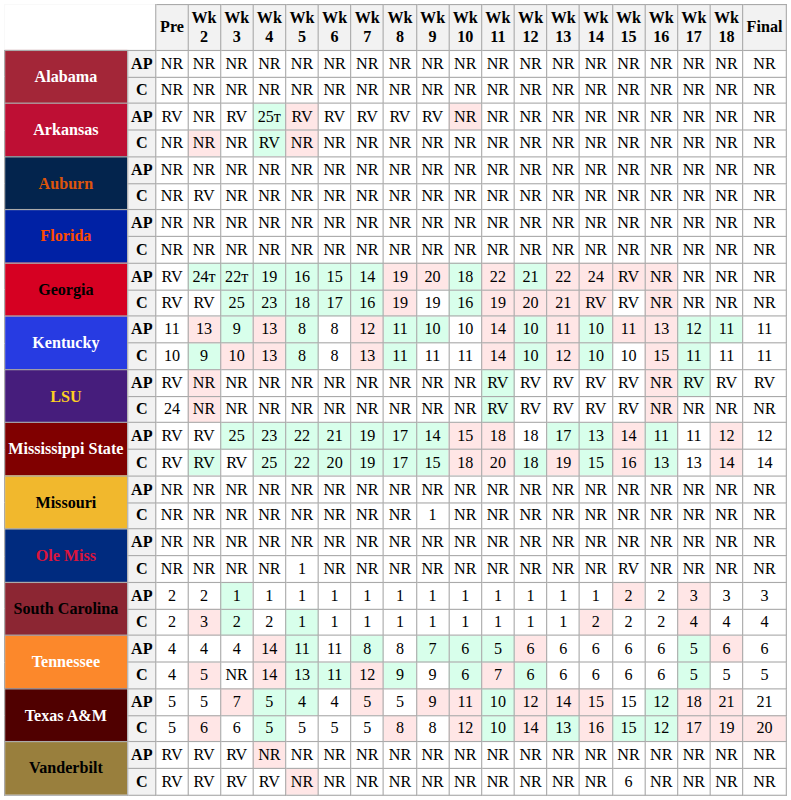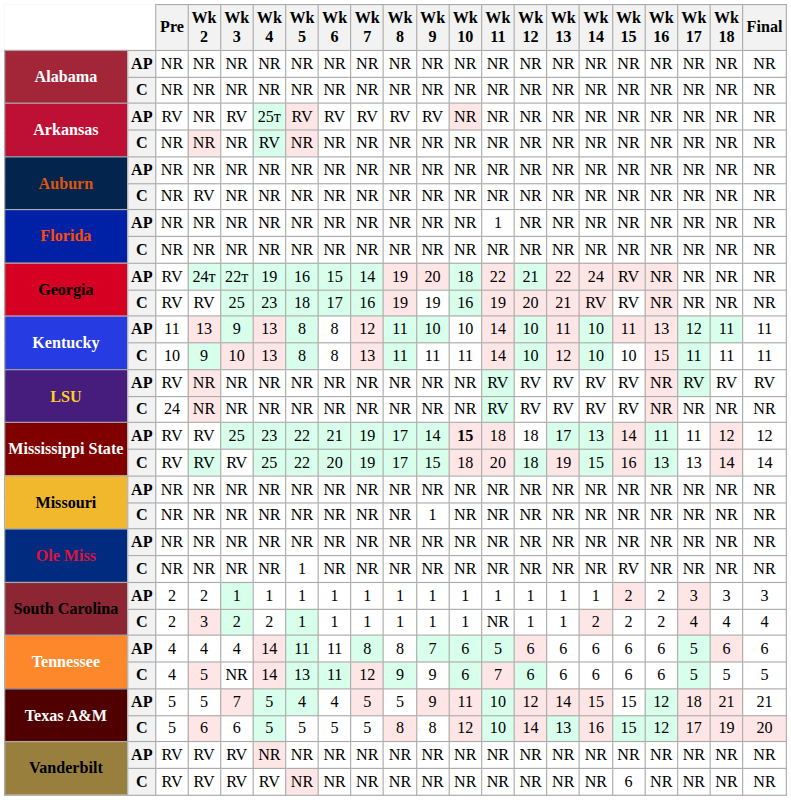(498, 223) NR -> (498, 223) 1
(465, 436) normal -> (465, 436) bold
(498, 622) 1 -> (498, 622) NR
